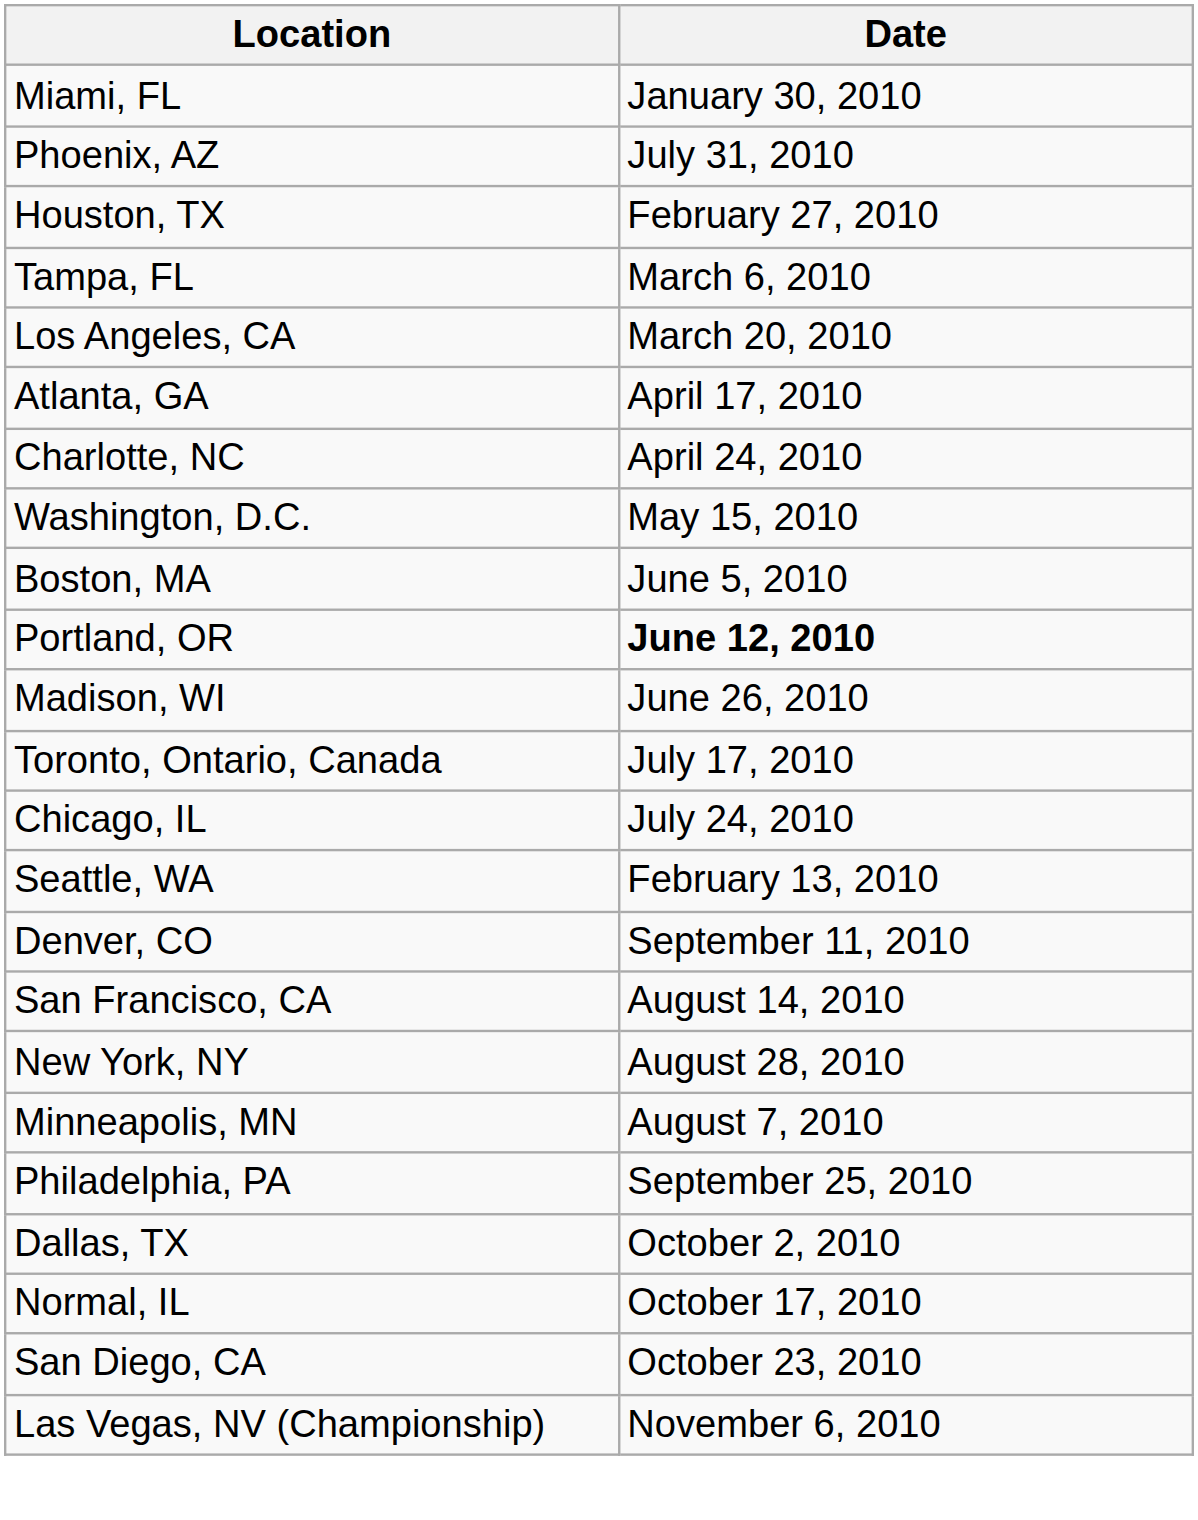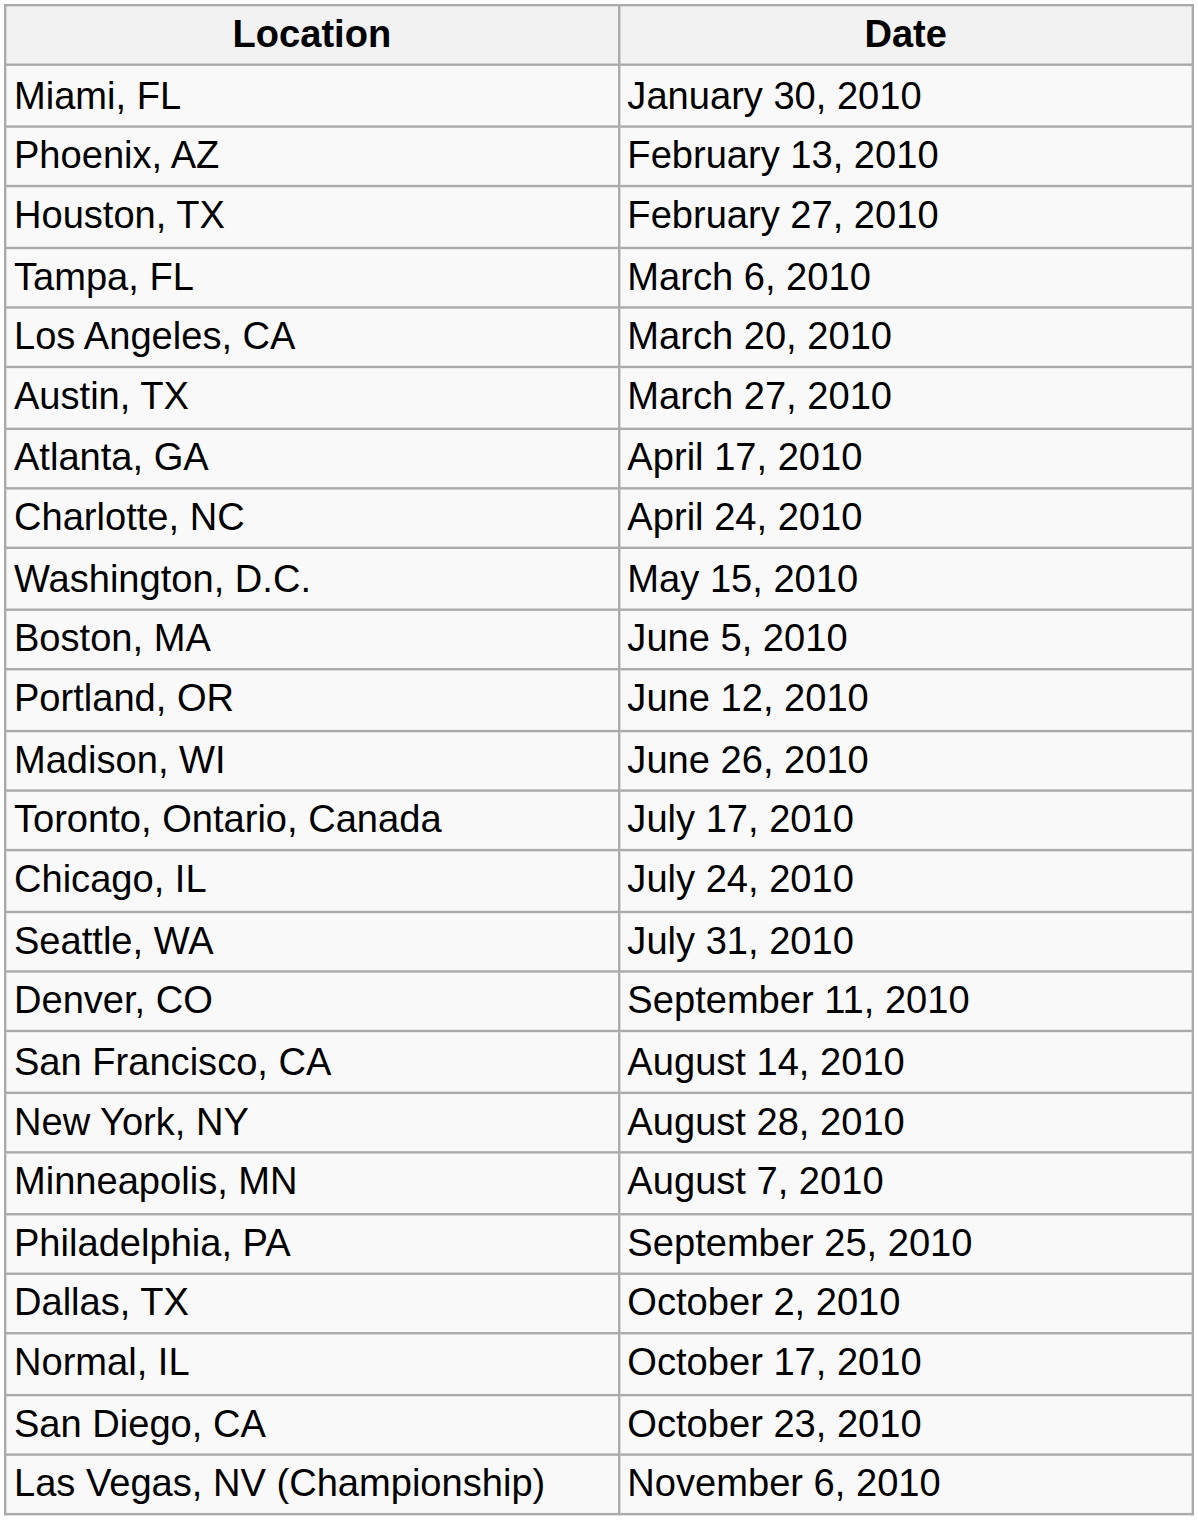(741, 155) July 31, 2010 -> (783, 155) February 13, 2010
+ row: (101, 397)
(751, 638) bold -> (748, 699) normal
(783, 880) February 13, 2010 -> (741, 940) July 31, 2010
